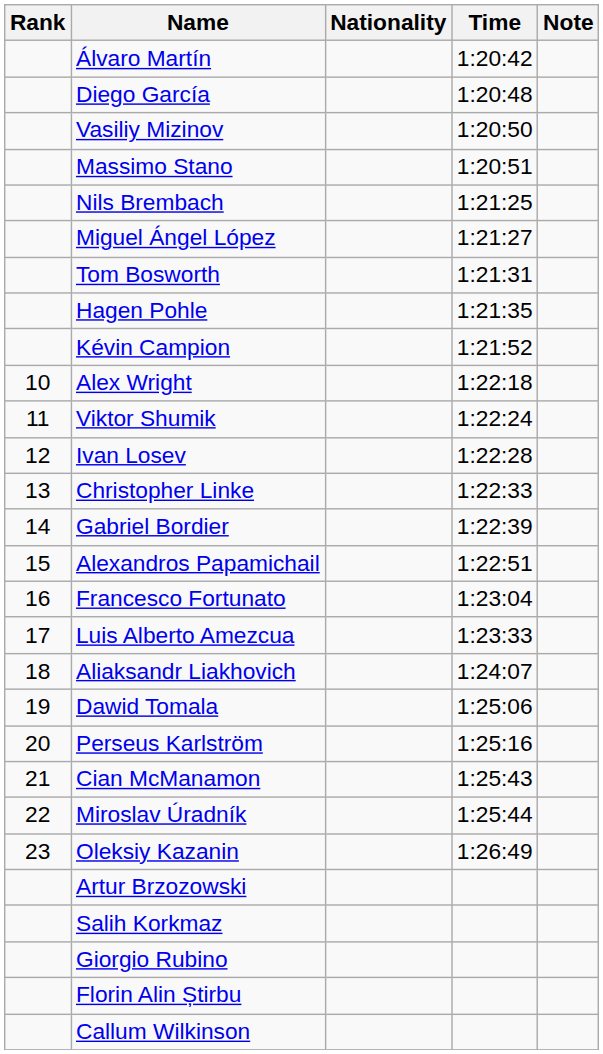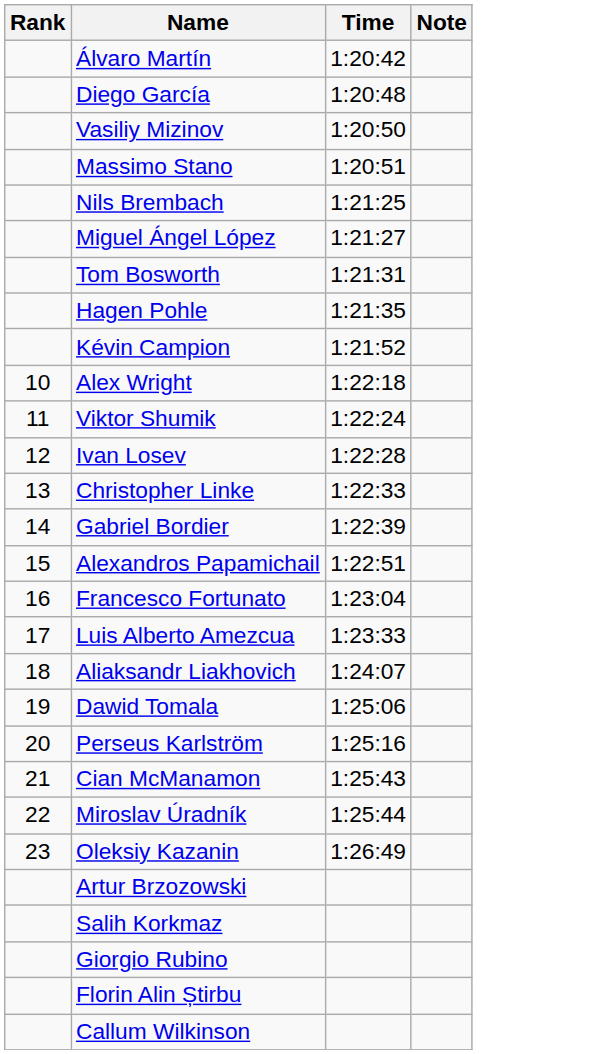- column: (388, 22)
